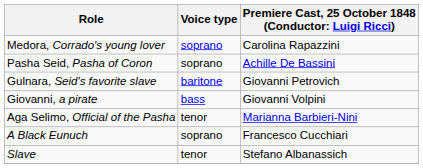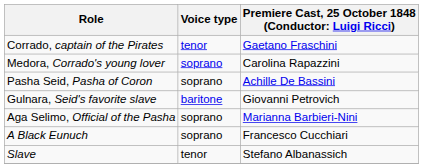+ row: (85, 44)
- row: (52, 99)
(194, 117) tenor -> (202, 117) soprano
